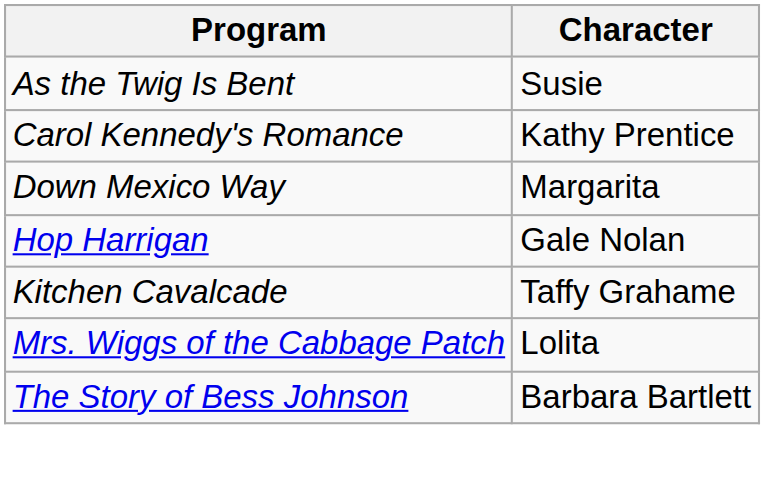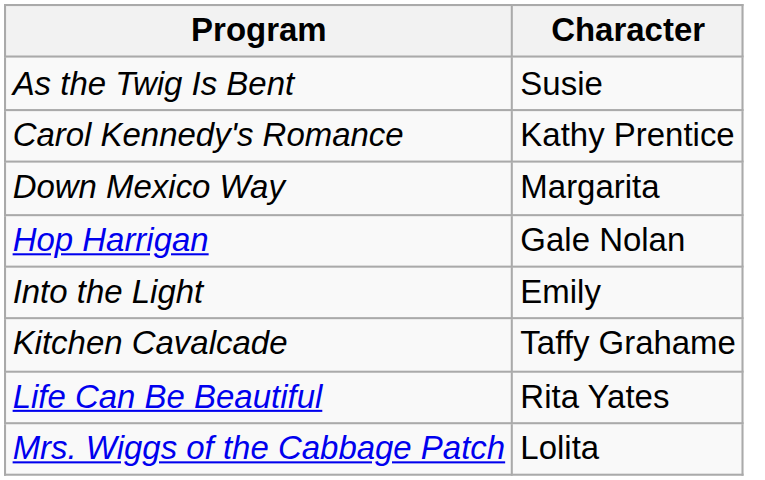+ row: (108, 291)
+ row: (167, 396)
- row: (210, 396)
